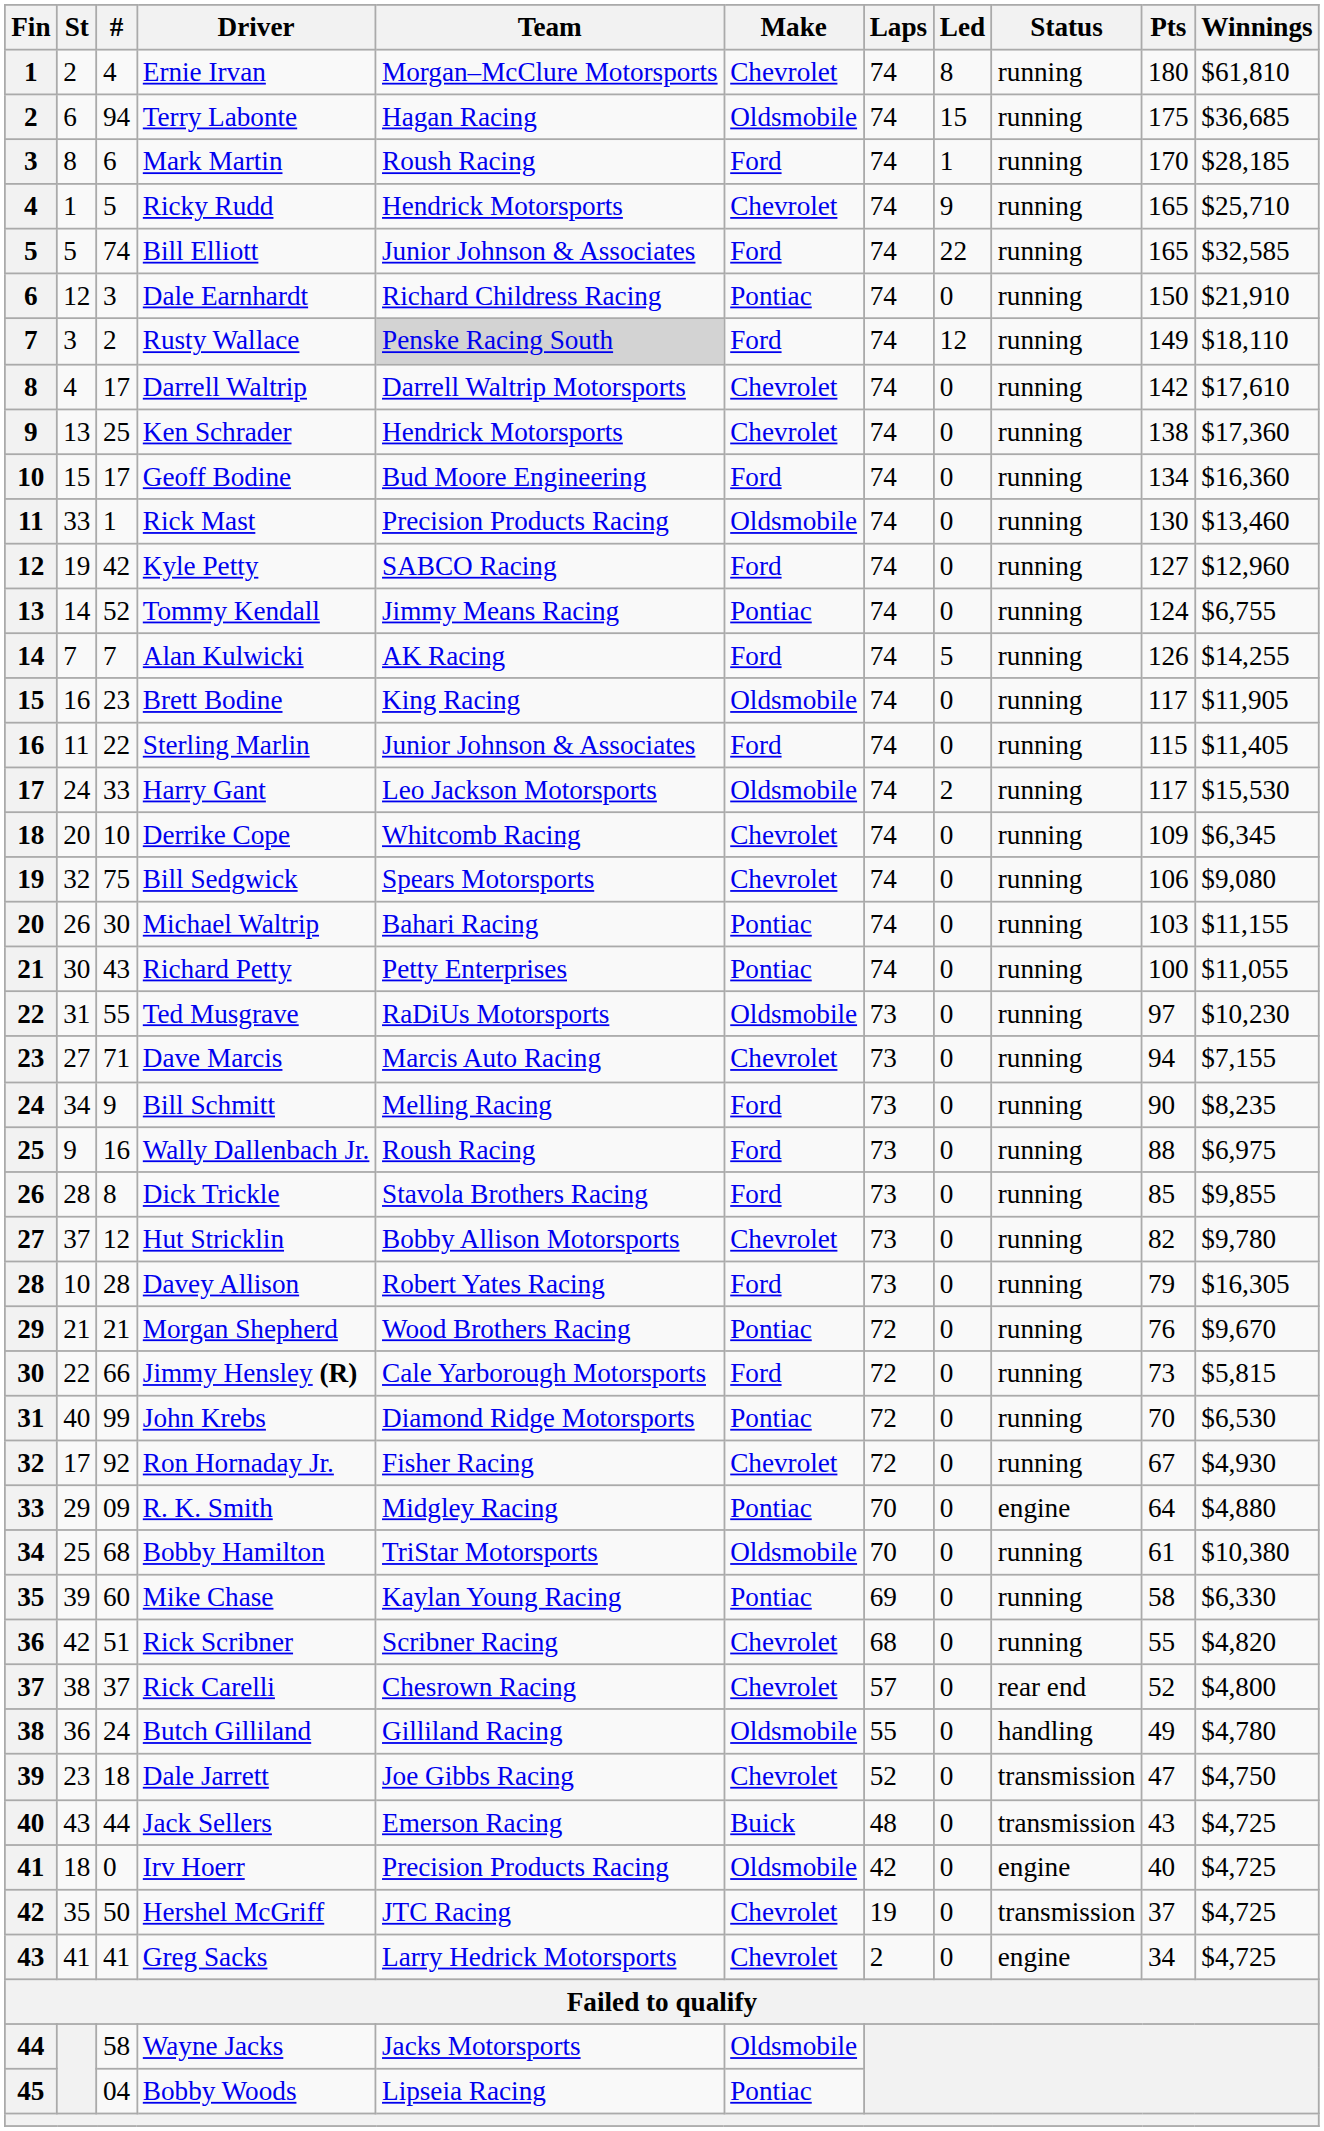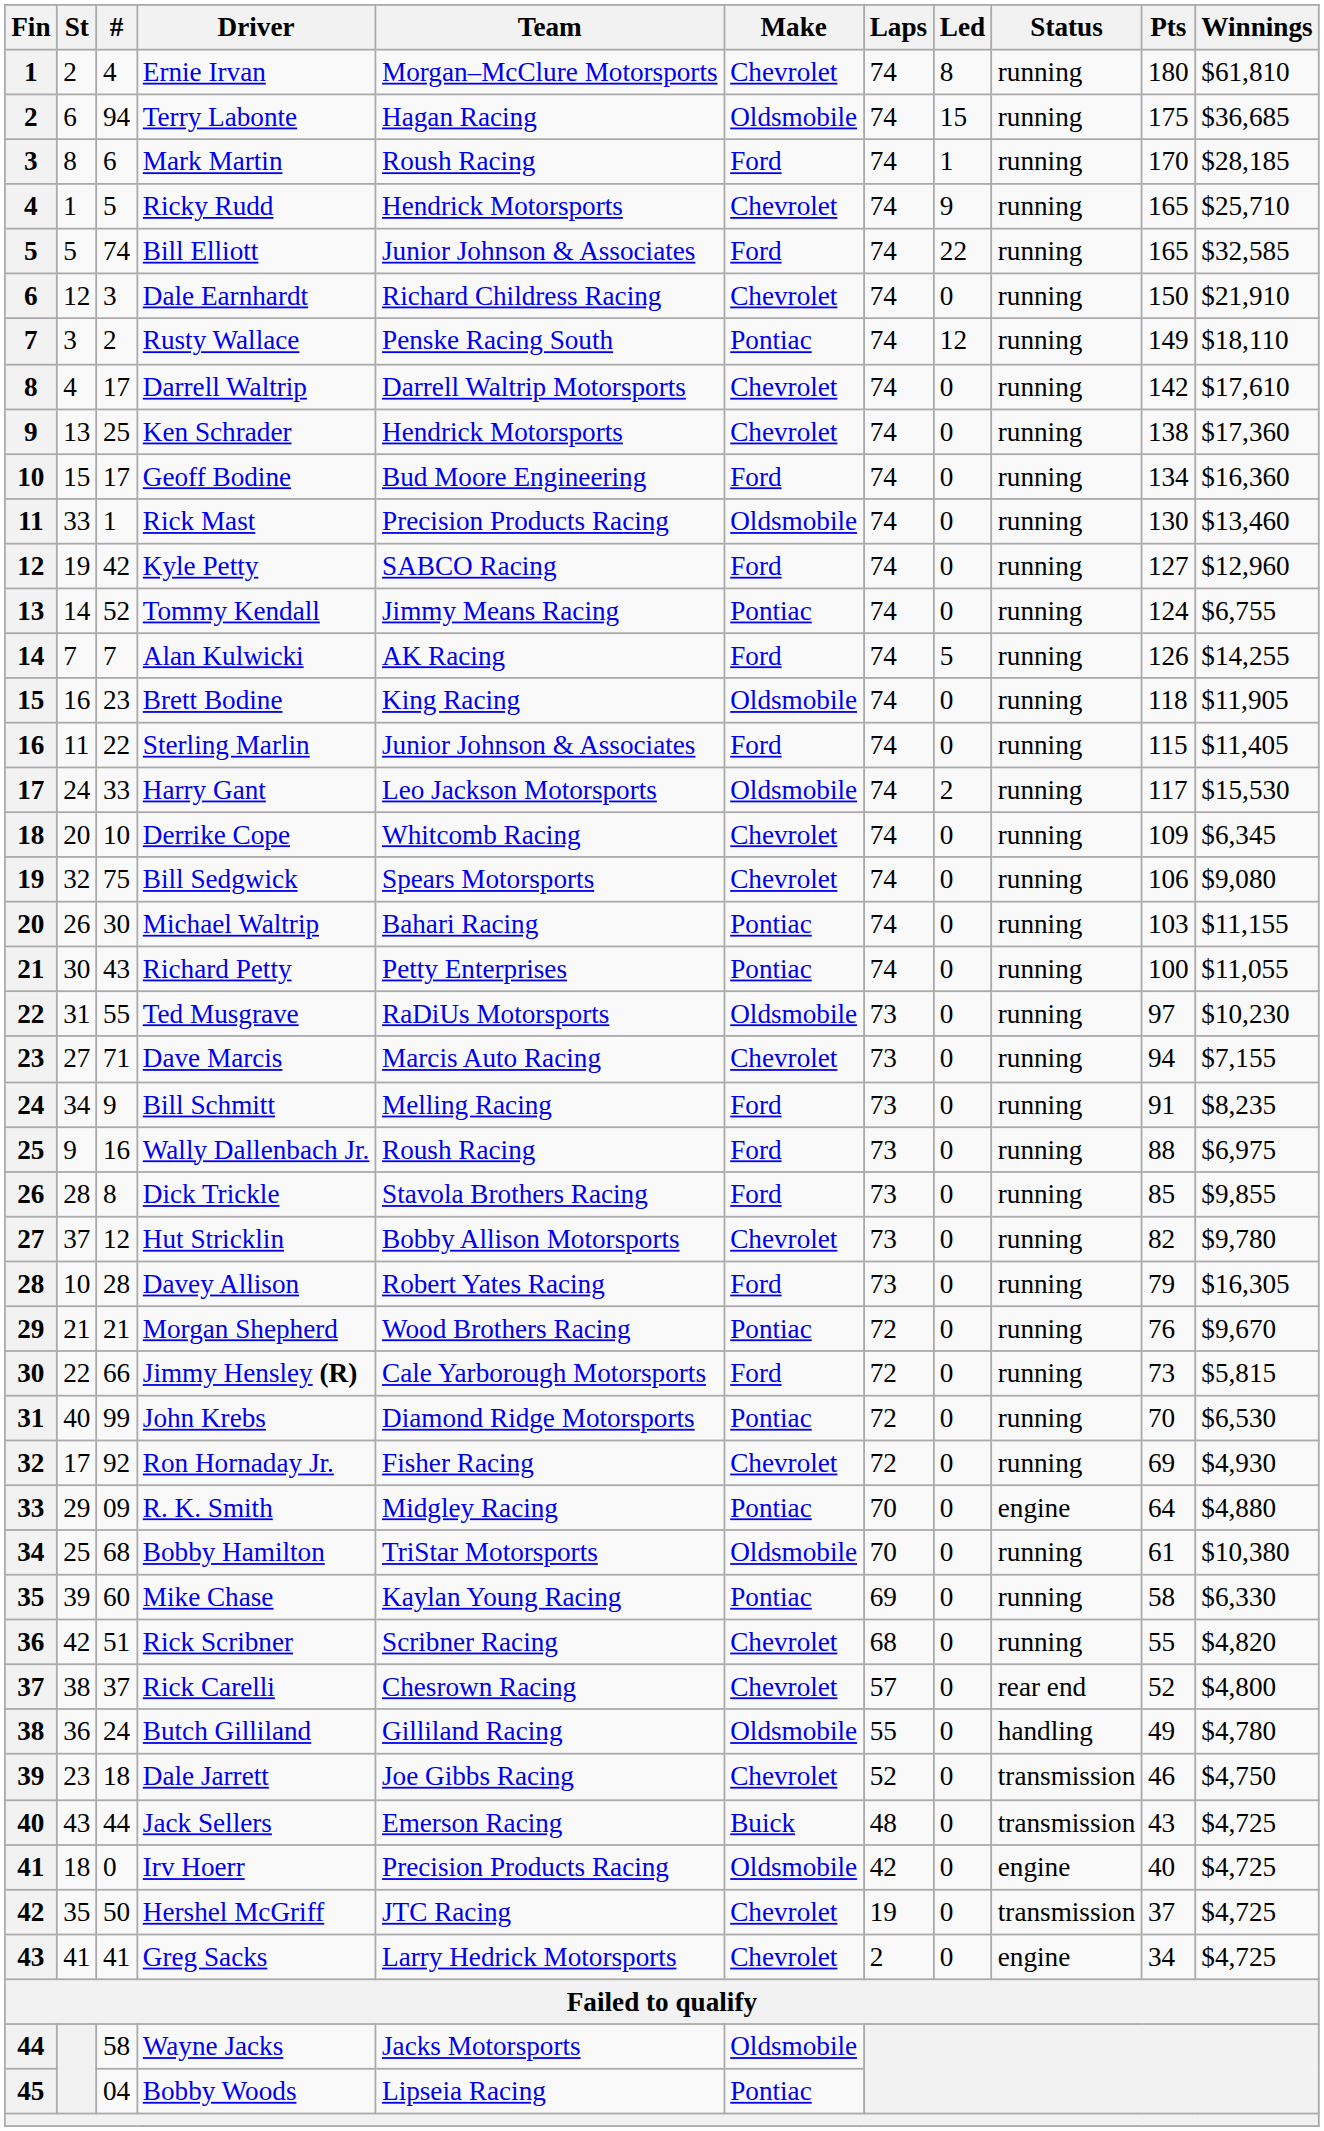(771, 296) Pontiac -> (784, 296) Chevrolet
(498, 341) lightgrey background -> (498, 341) no background
(756, 341) Ford -> (771, 341) Pontiac
(1168, 700) 117 -> (1168, 700) 118
(1161, 1103) 90 -> (1161, 1103) 91
(1161, 1462) 67 -> (1161, 1462) 69
(1161, 1776) 47 -> (1161, 1776) 46
